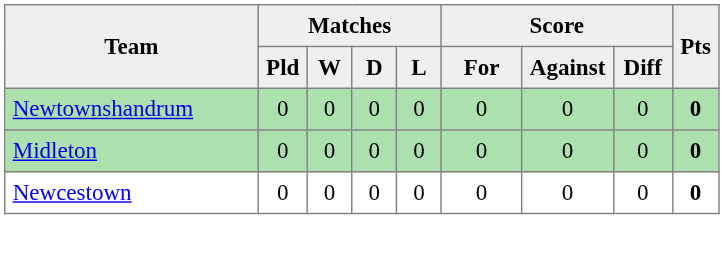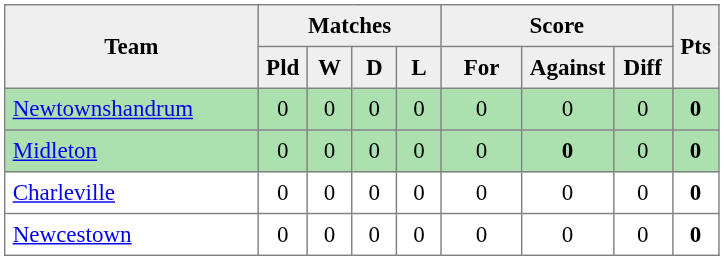(568, 150) normal -> (568, 150) bold
+ row: (64, 192)
